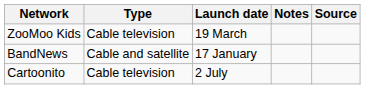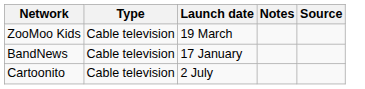(138, 53) Cable and satellite -> (131, 53) Cable television
